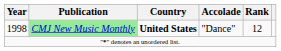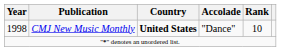(83, 28) lightgreen background -> (83, 28) no background
(257, 28) 12 -> (257, 28) 10
